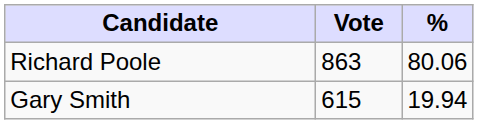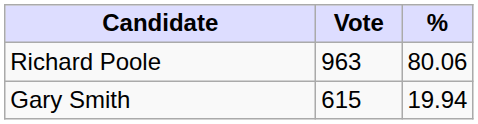(341, 61) 863 -> (341, 61) 963
